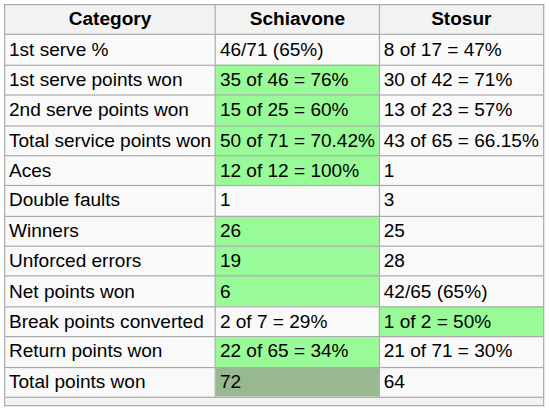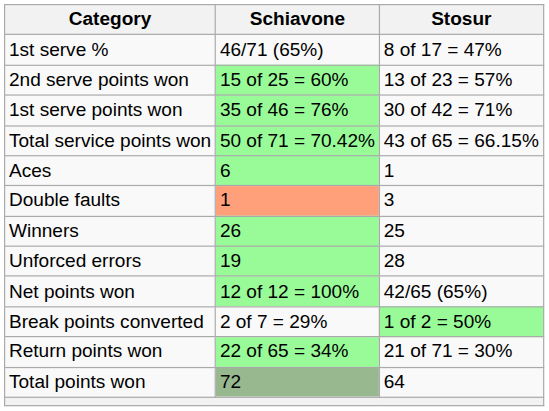rows swapped: (96, 79) <-> (99, 110)
(289, 170) 12 of 12 = 100% -> (225, 170) 6
(225, 200) no background -> (225, 200) lightsalmon background
(225, 291) 6 -> (289, 291) 12 of 12 = 100%
